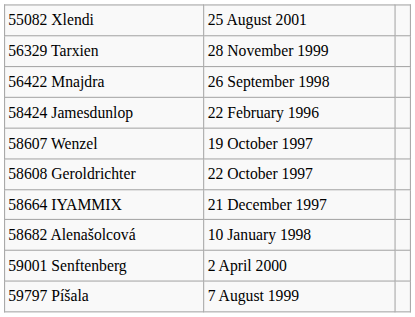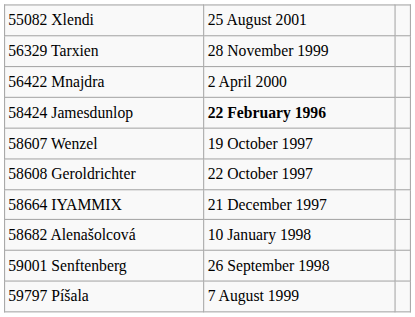(269, 81) 26 September 1998 -> (247, 81) 2 April 2000
(263, 112) normal -> (267, 112) bold
(247, 265) 2 April 2000 -> (269, 265) 26 September 1998
